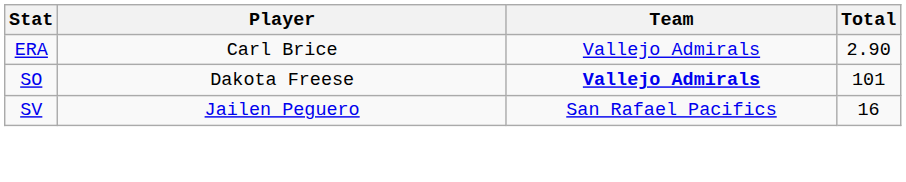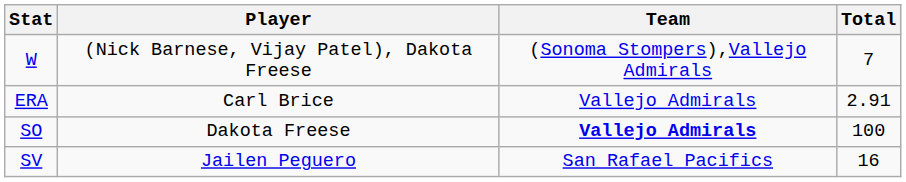+ row: (31, 60)
(869, 50) 2.90 -> (869, 101) 2.91
(869, 80) 101 -> (869, 131) 100
